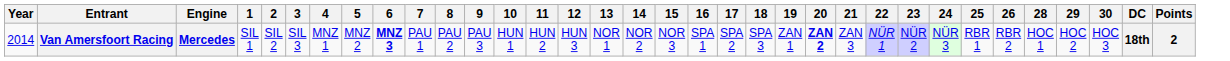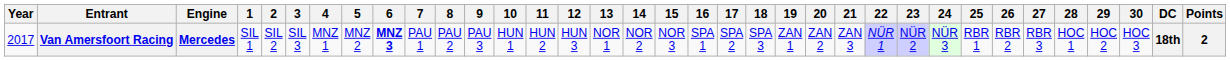+ column: (1039, 14)
(21, 39) 2014 -> (21, 39) 2017
(820, 39) bold -> (820, 39) normal
